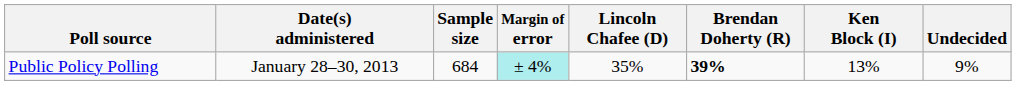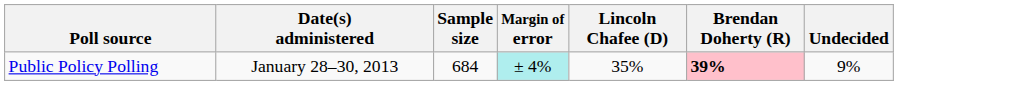- column: (864, 28)
(708, 66) no background -> (708, 66) pink background
